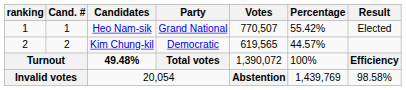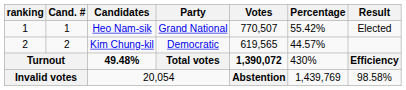(259, 61) normal -> (259, 61) bold
(303, 61) 100% -> (303, 61) 430%
